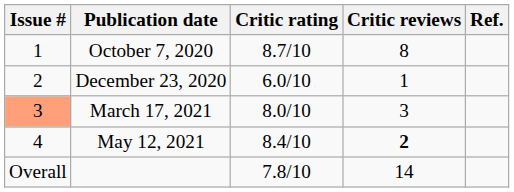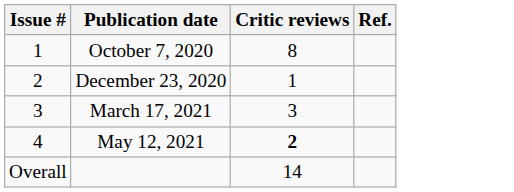- column: (287, 19)
(38, 111) lightsalmon background -> (38, 111) no background
